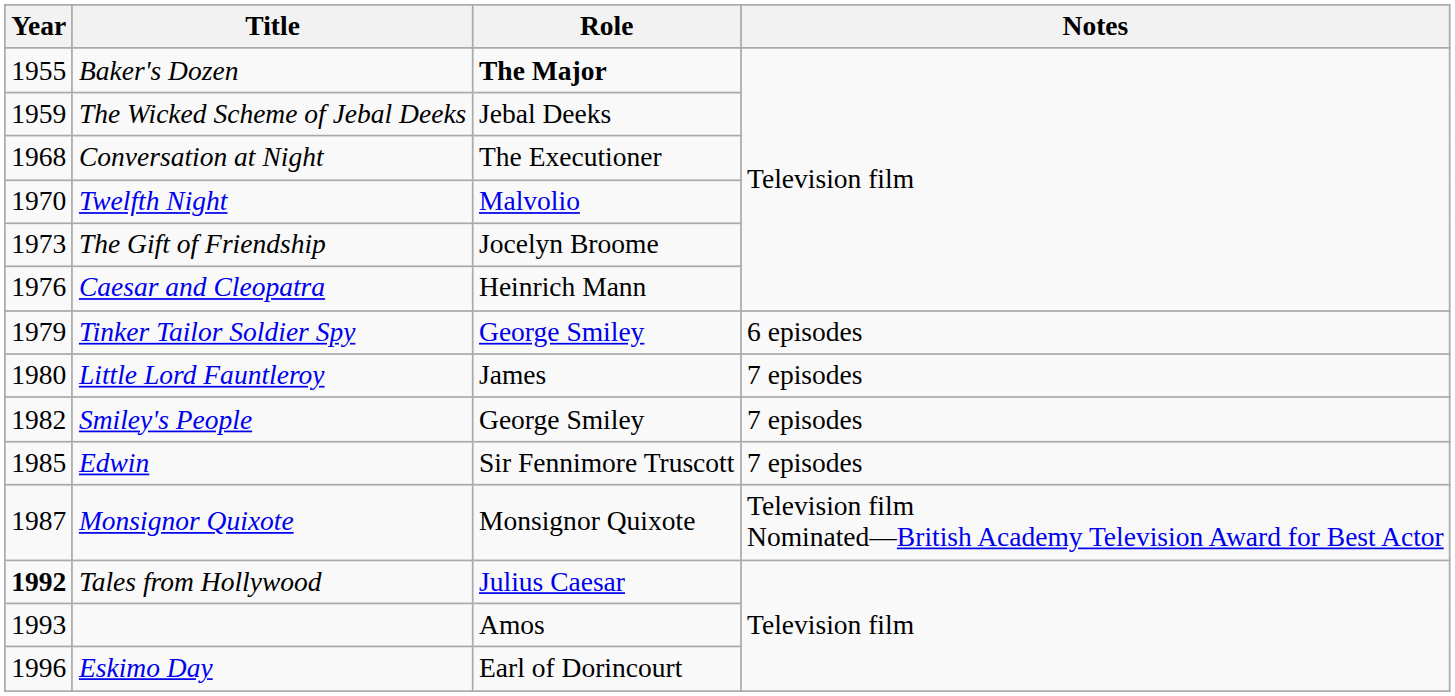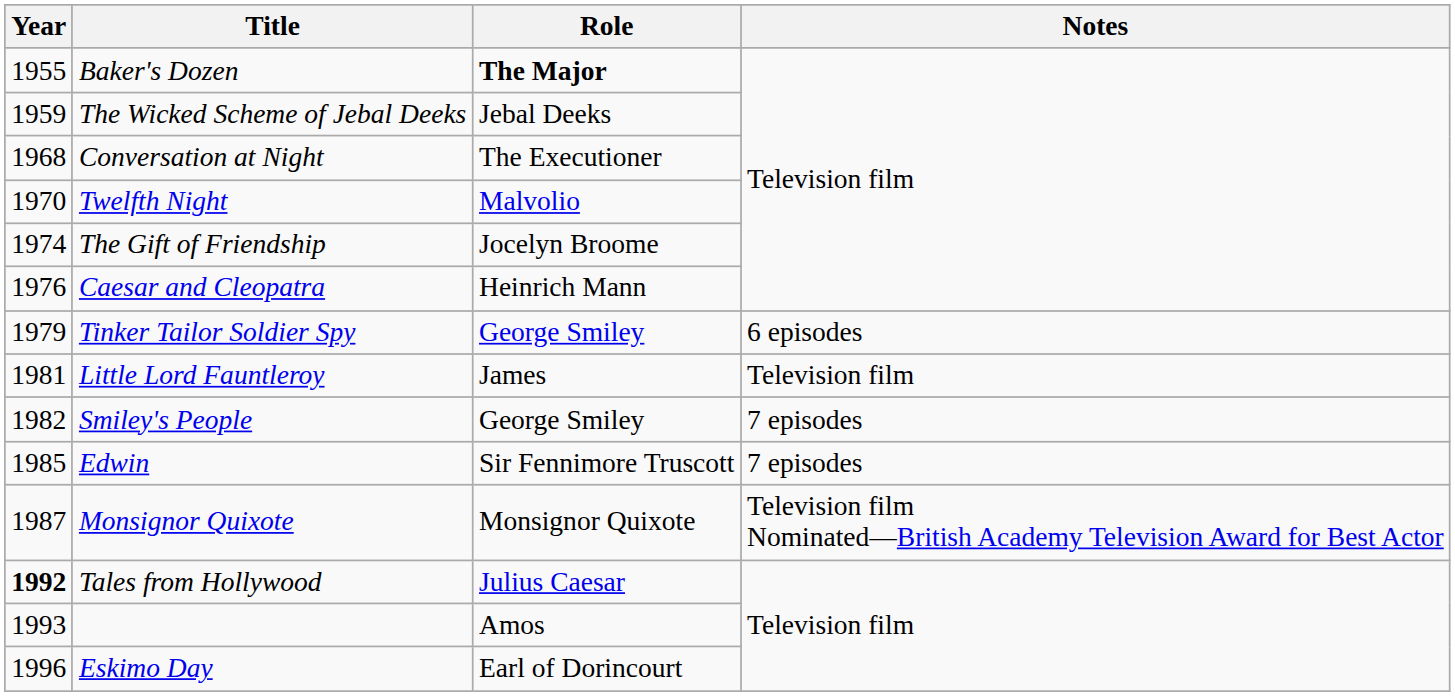(39, 244) 1973 -> (39, 244) 1974
(39, 375) 1980 -> (39, 375) 1981
(805, 375) 7 episodes -> (831, 375) Television film
